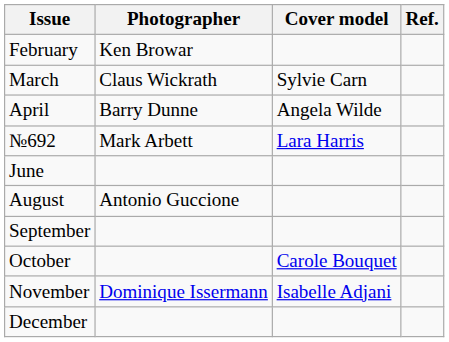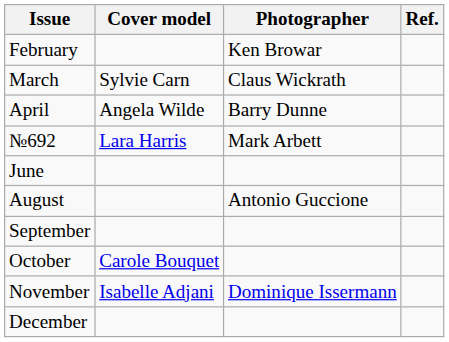columns swapped: (337, 19) <-> (184, 19)
